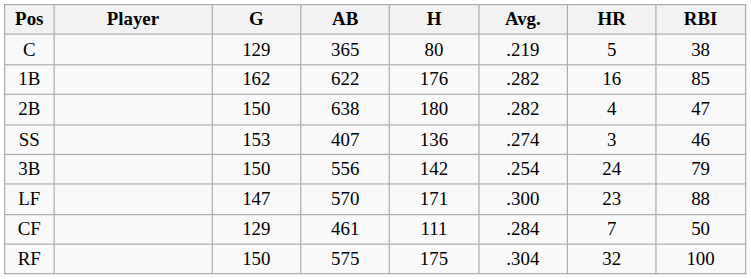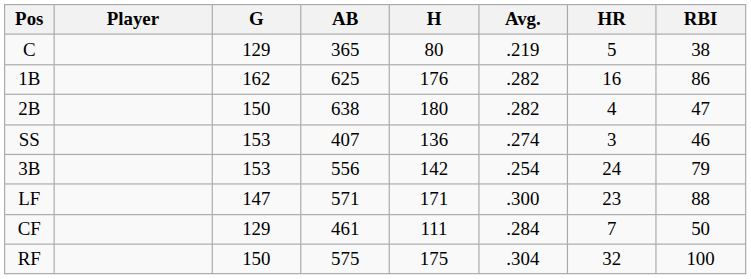(345, 79) 622 -> (345, 79) 625
(701, 79) 85 -> (701, 79) 86
(256, 169) 150 -> (256, 169) 153
(345, 199) 570 -> (345, 199) 571
